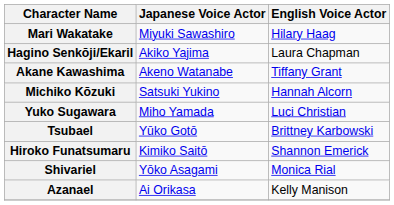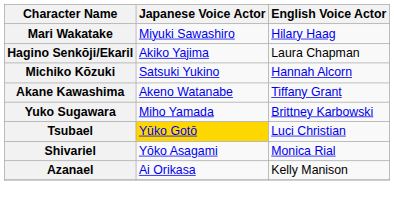rows swapped: (70, 92) <-> (70, 72)
(309, 111) Luci Christian -> (322, 111) Brittney Karbowski
(168, 131) no background -> (168, 131) gold background
(322, 131) Brittney Karbowski -> (309, 131) Luci Christian
- row: (70, 151)
